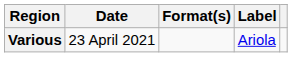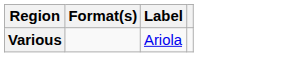- column: (112, 16)
